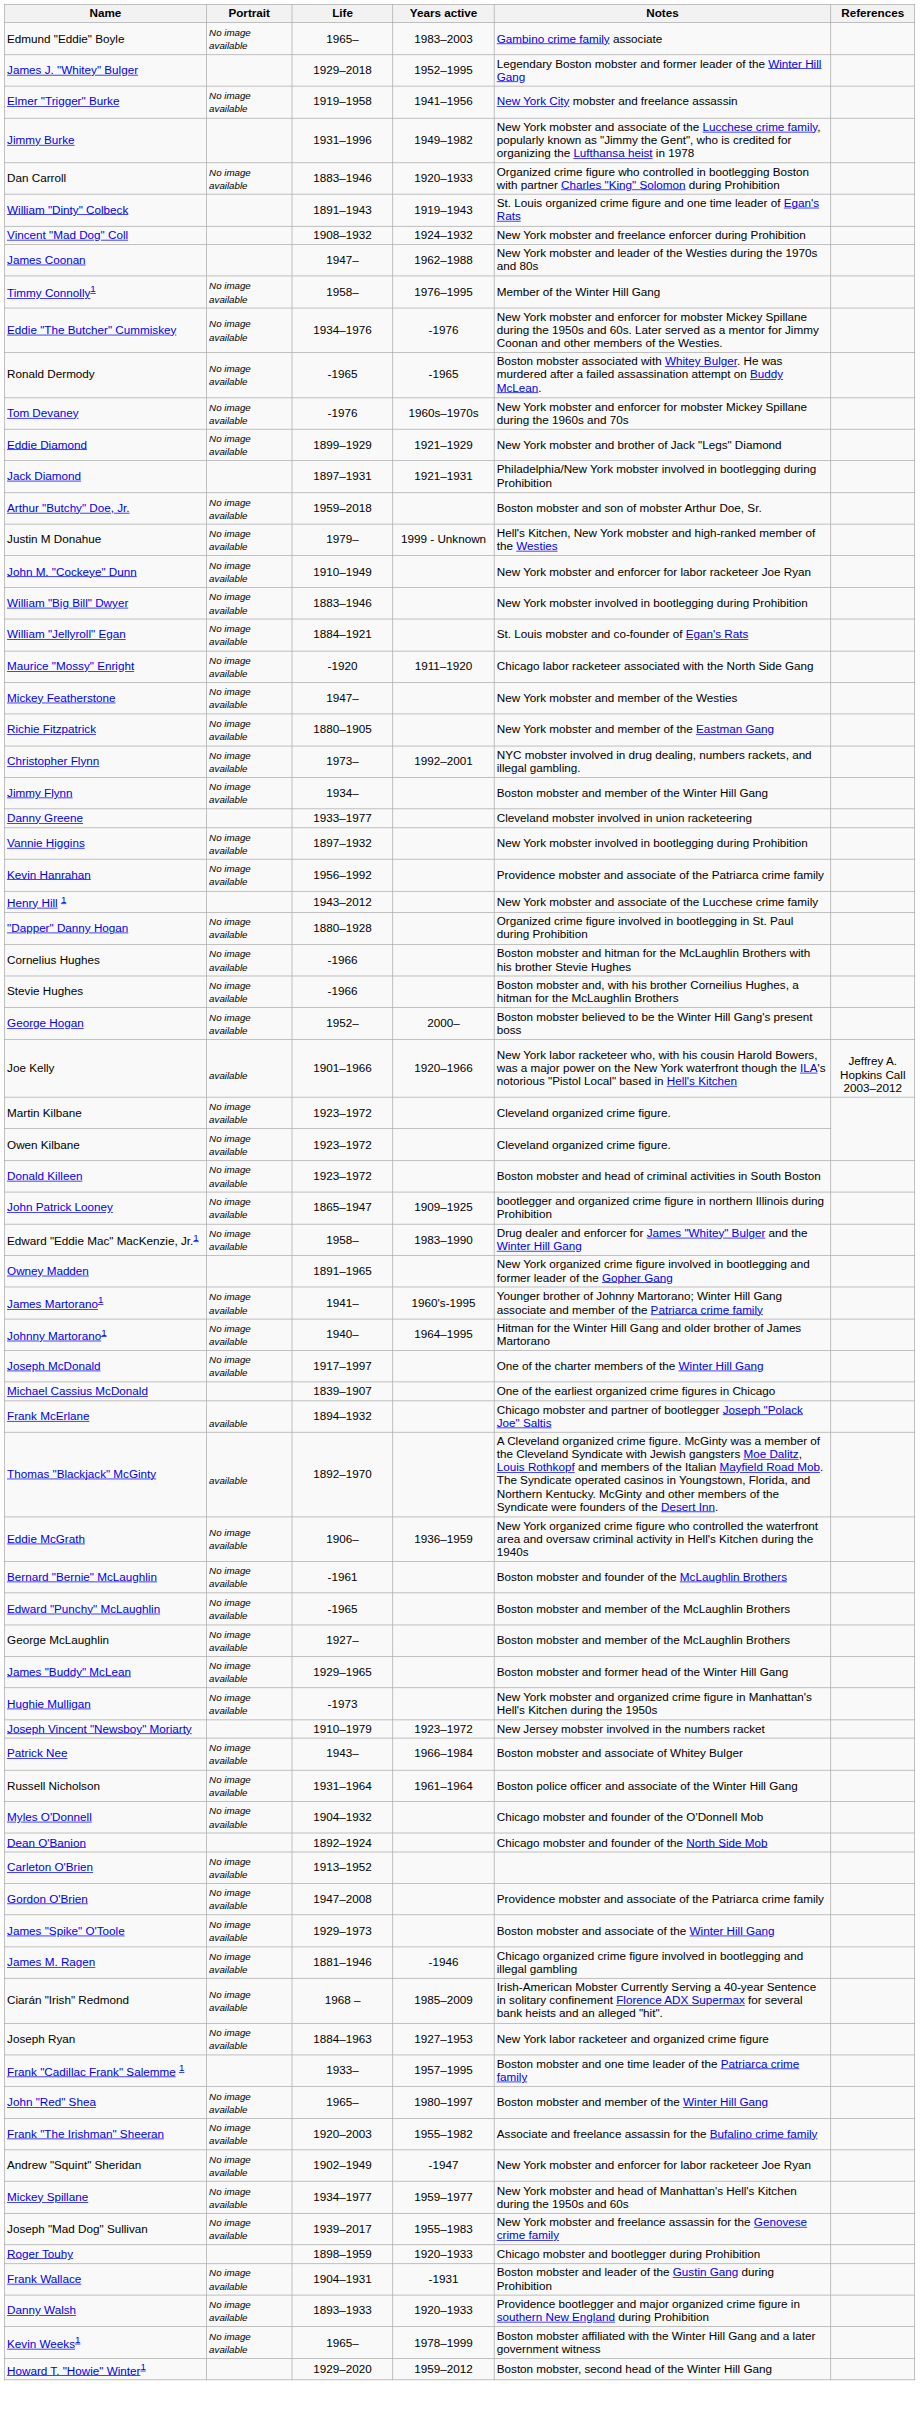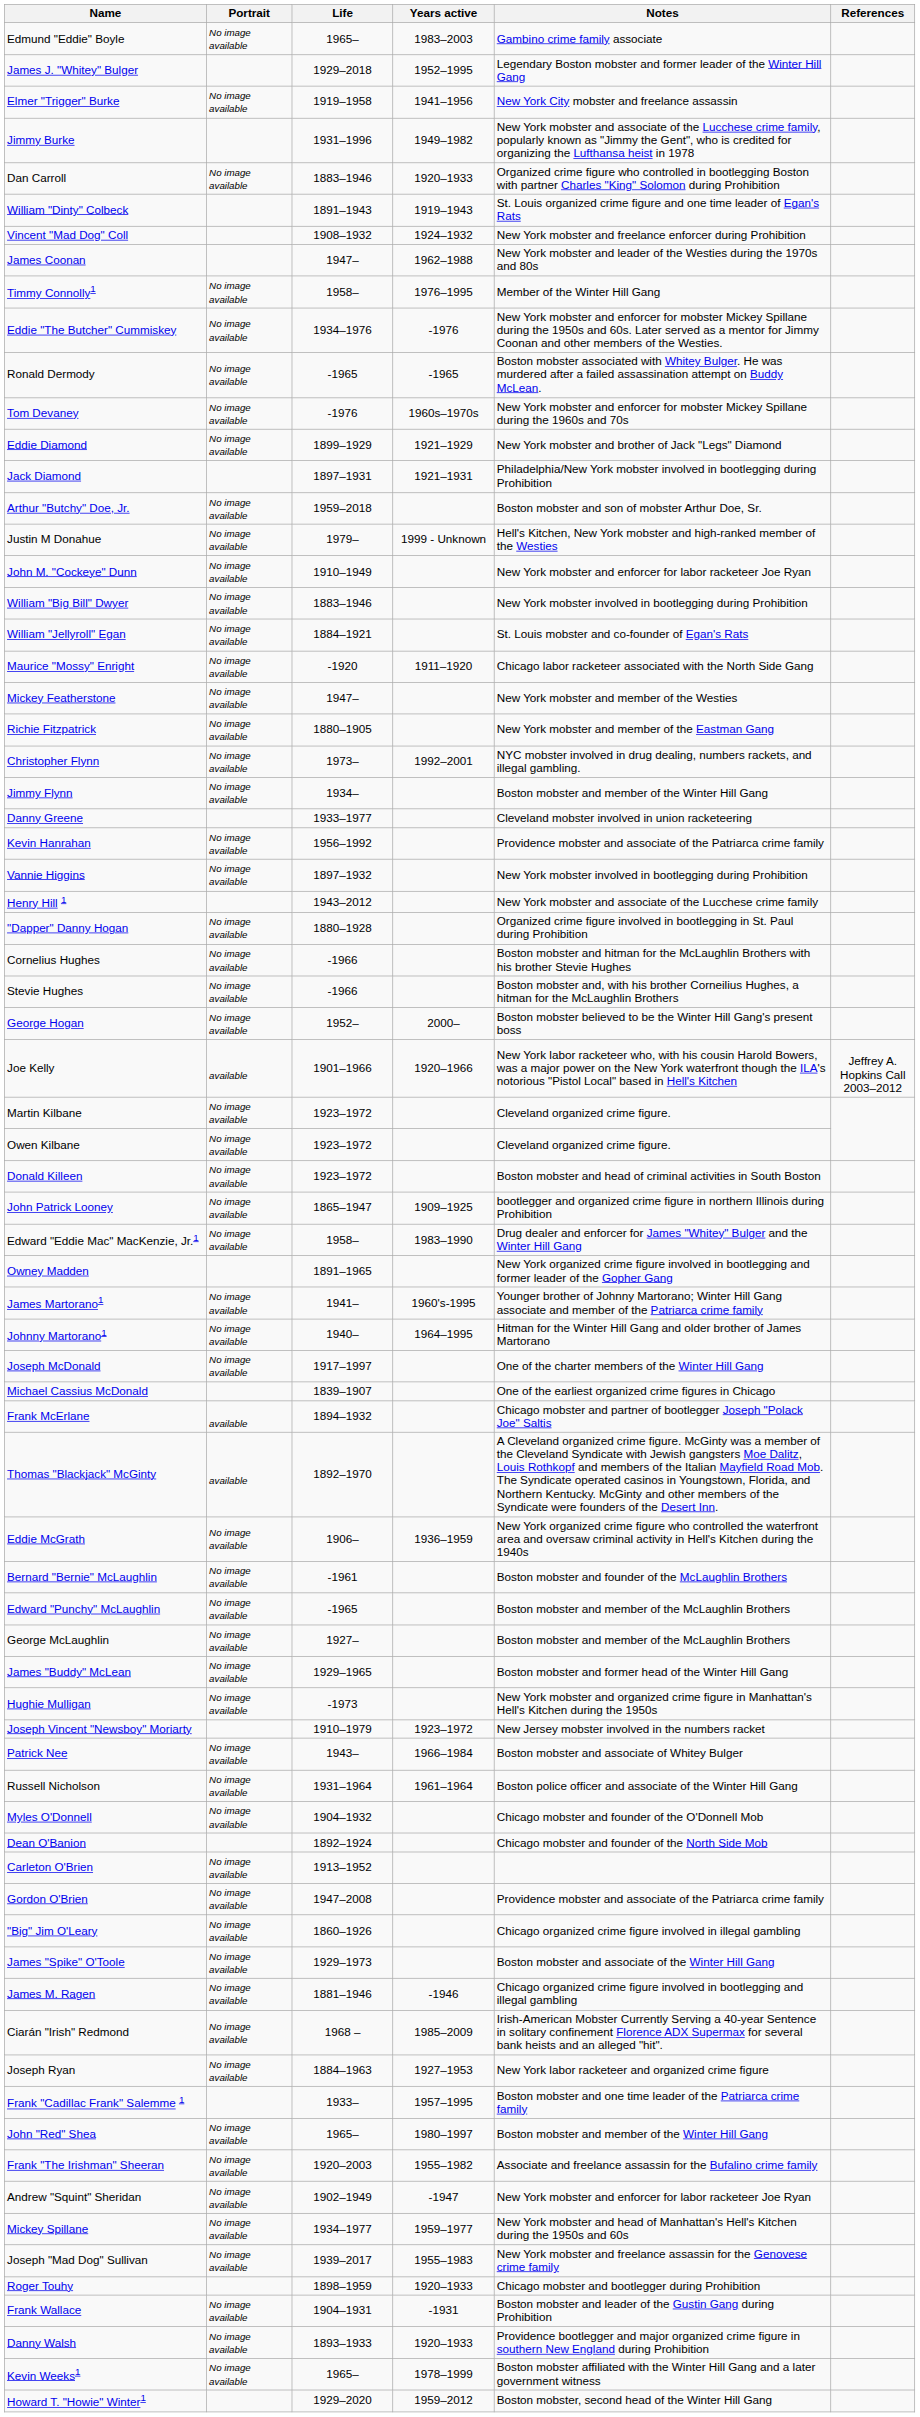rows swapped: (49, 875) <-> (46, 843)
+ row: (52, 1931)
